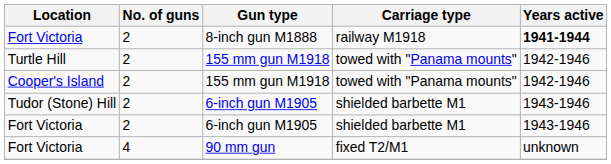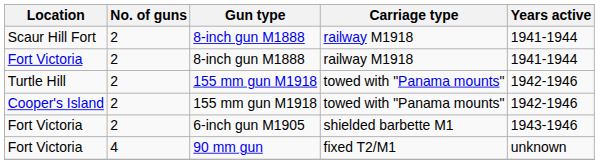+ row: (52, 37)
(556, 37) bold -> (544, 59) normal
- row: (62, 103)
